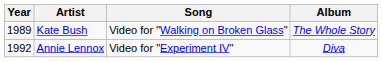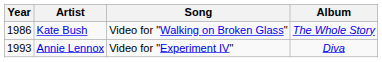(19, 30) 1989 -> (19, 30) 1986
(19, 48) 1992 -> (19, 48) 1993
